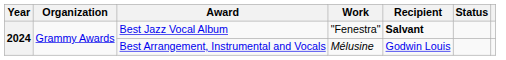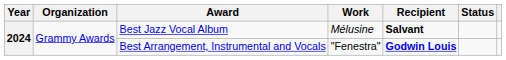(356, 30) "Fenestra" -> (352, 30) Mélusine
(352, 47) Mélusine -> (356, 47) "Fenestra"
(418, 47) normal -> (421, 47) bold
